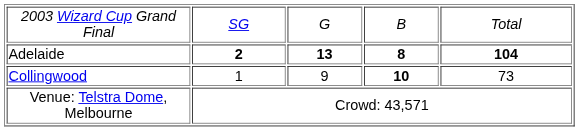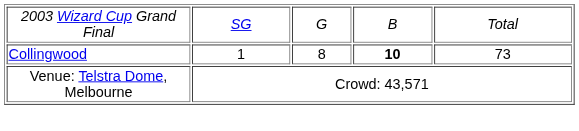- row: (37, 54)
(325, 76) 9 -> (322, 54) 8
